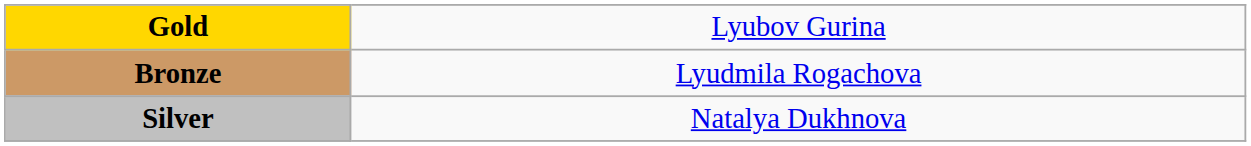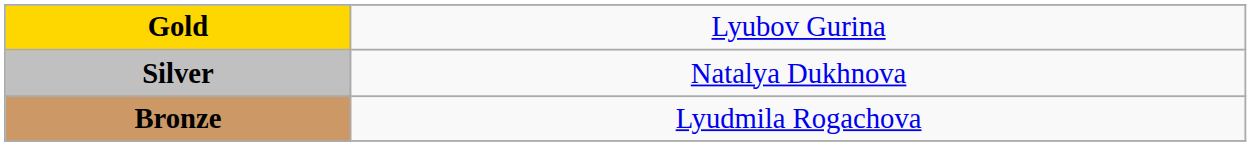rows swapped: (178, 118) <-> (178, 72)
